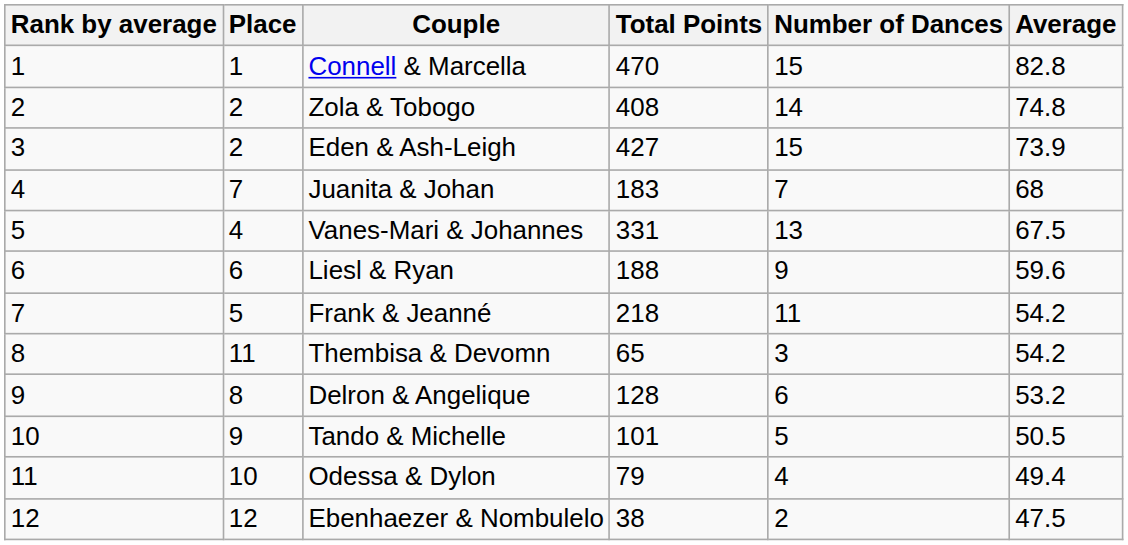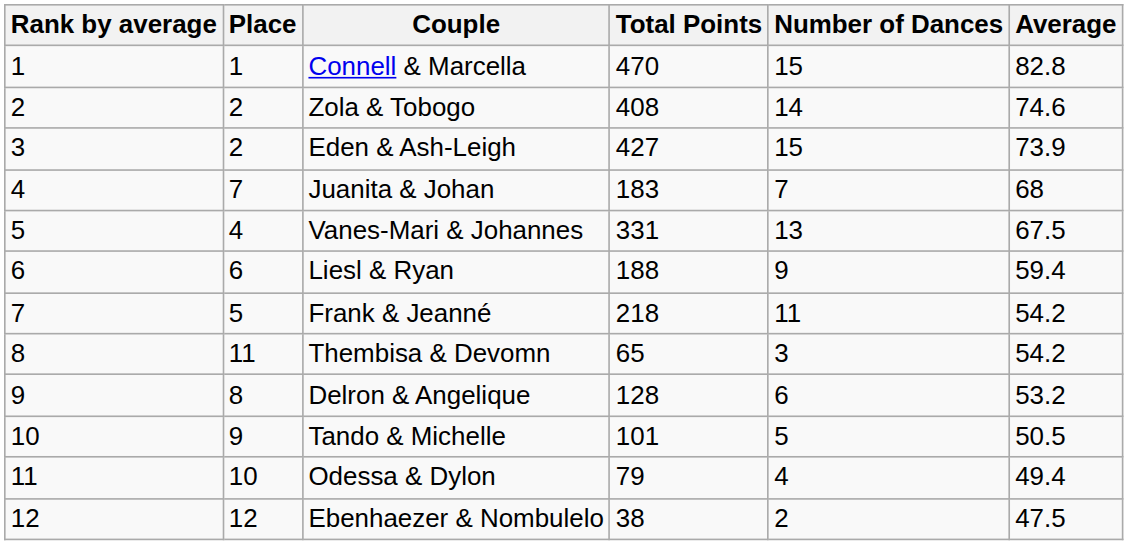(1040, 107) 74.8 -> (1040, 107) 74.6
(1040, 271) 59.6 -> (1040, 271) 59.4
